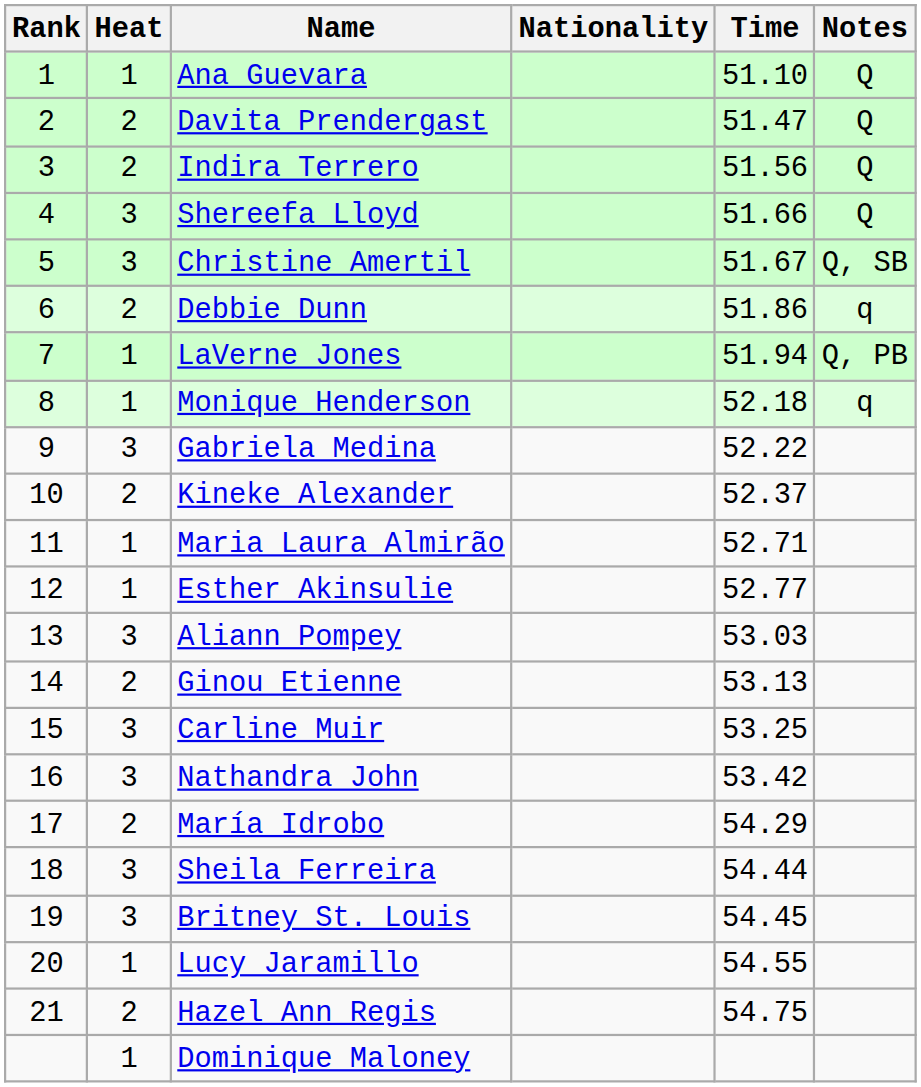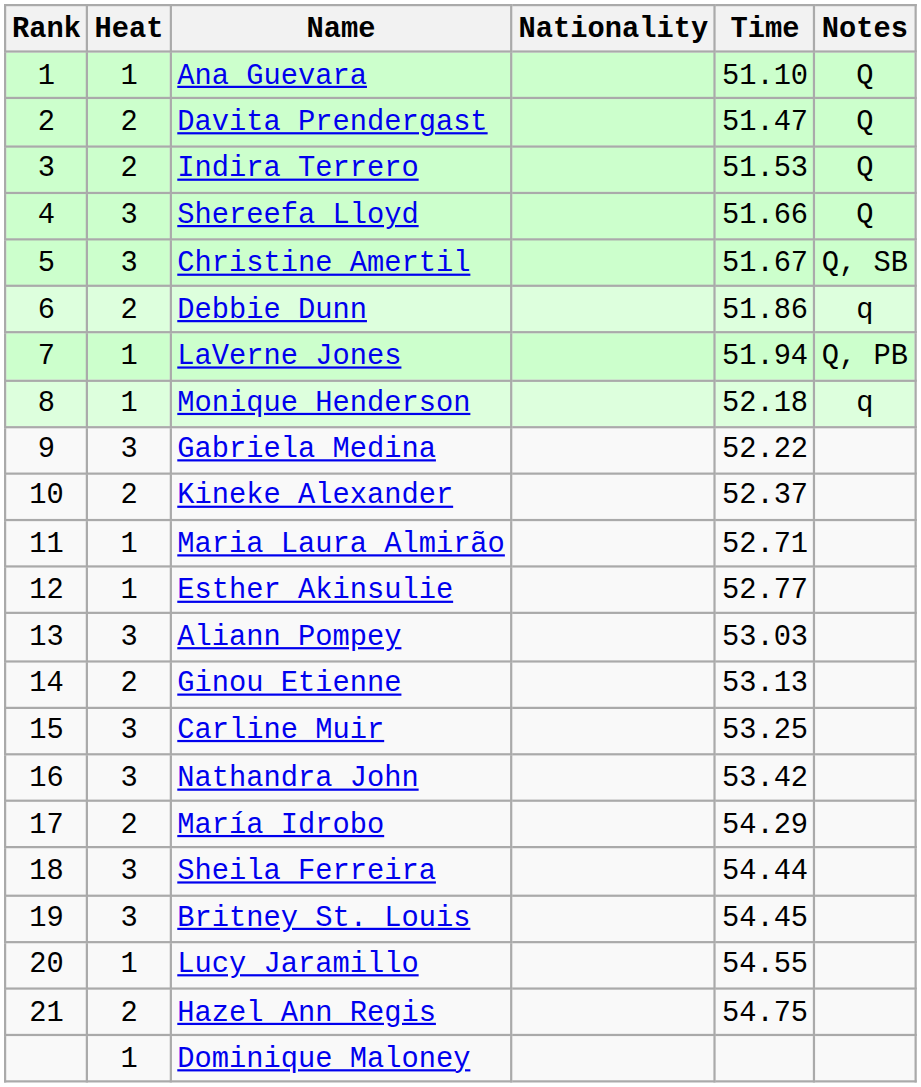(765, 169) 51.56 -> (765, 169) 51.53
